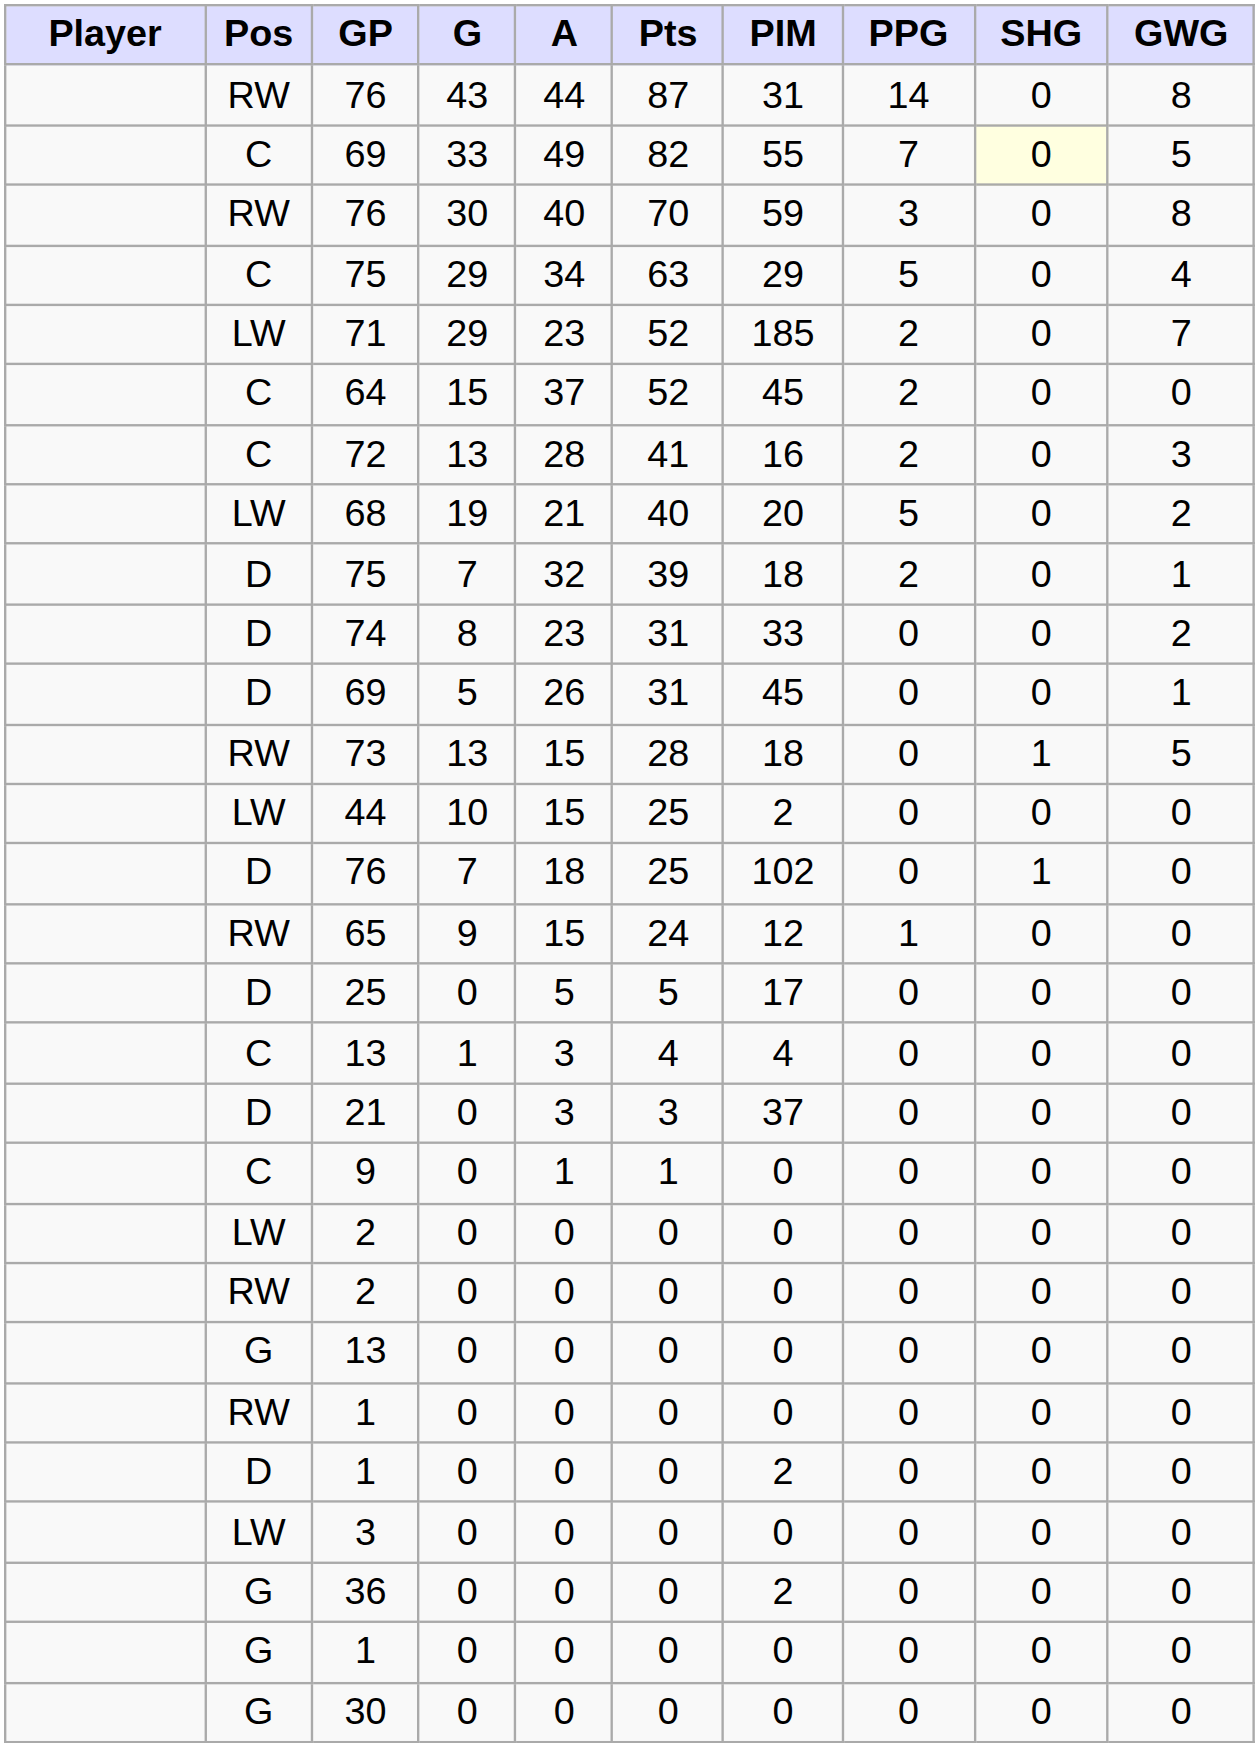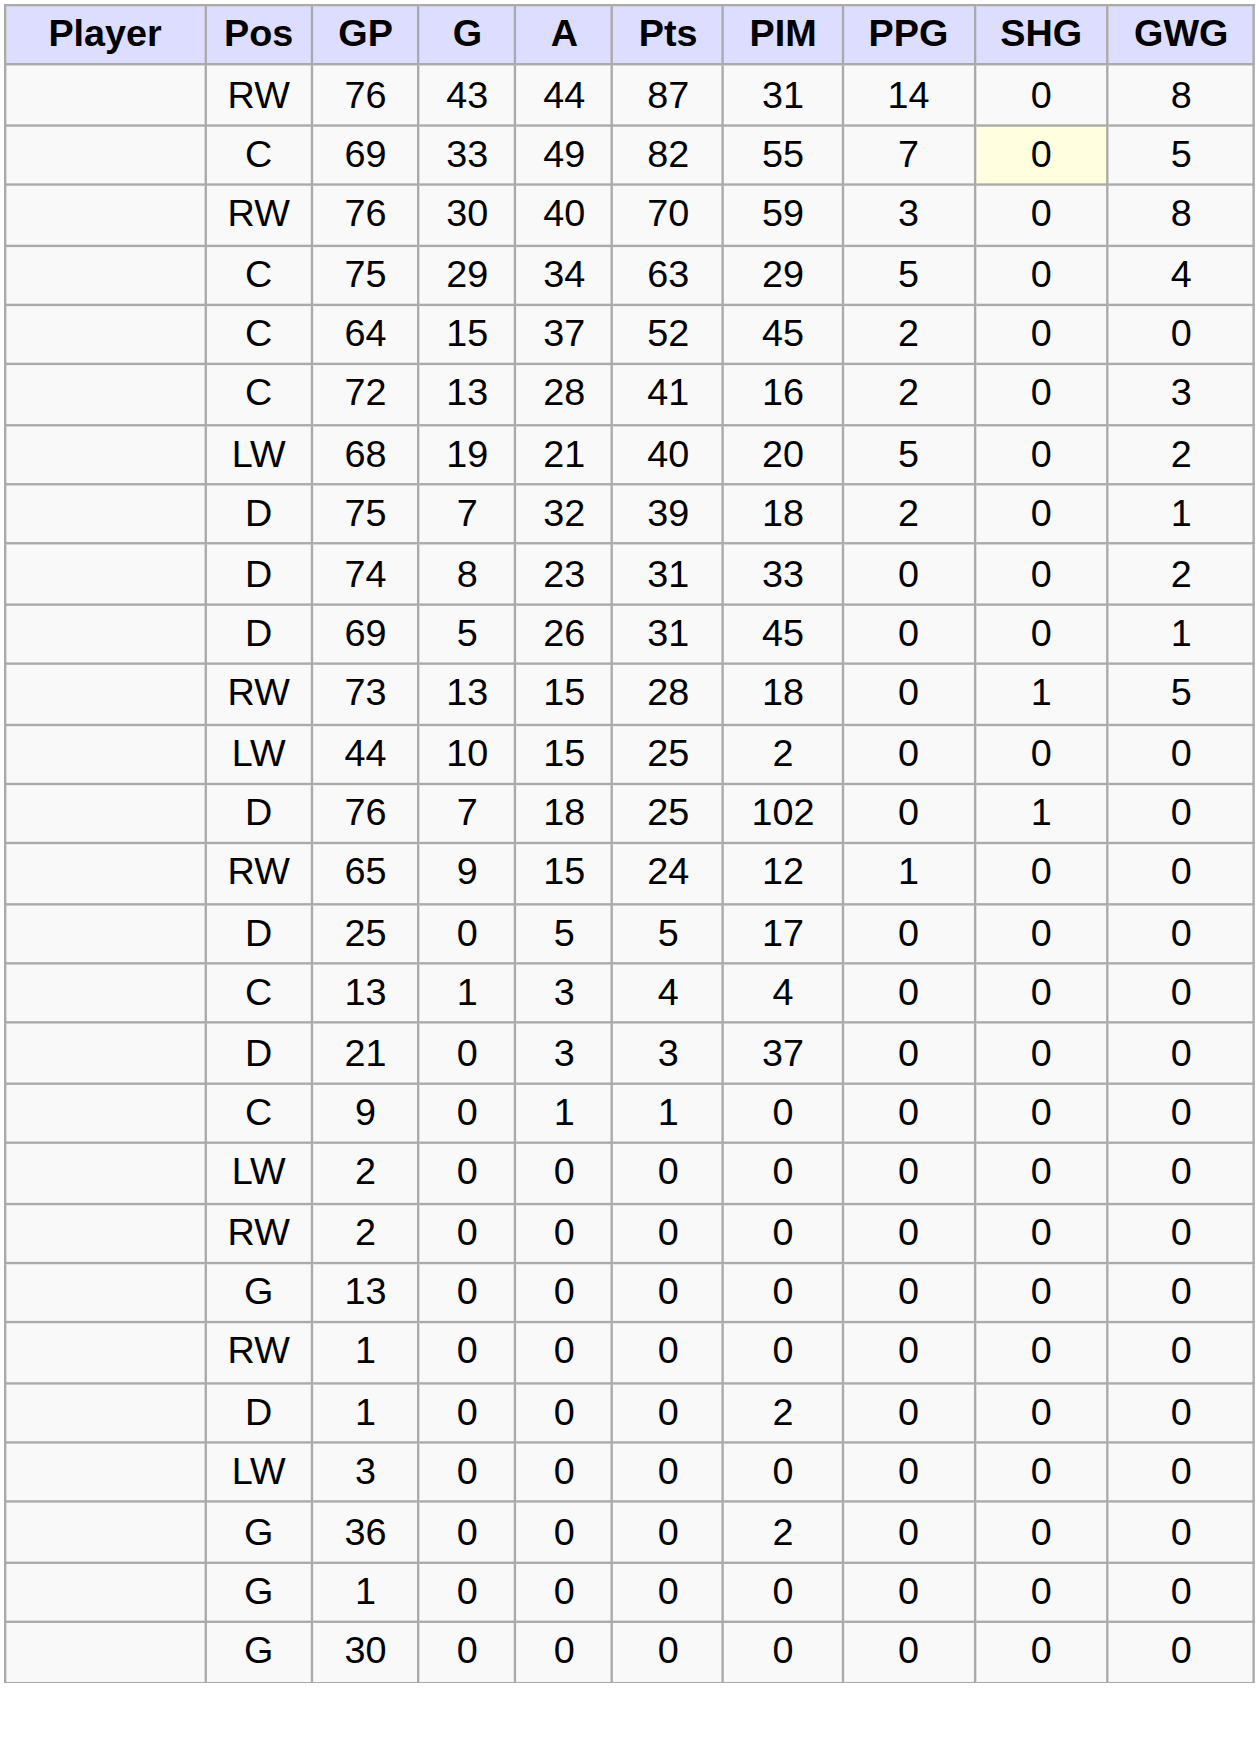- row: (259, 333)
